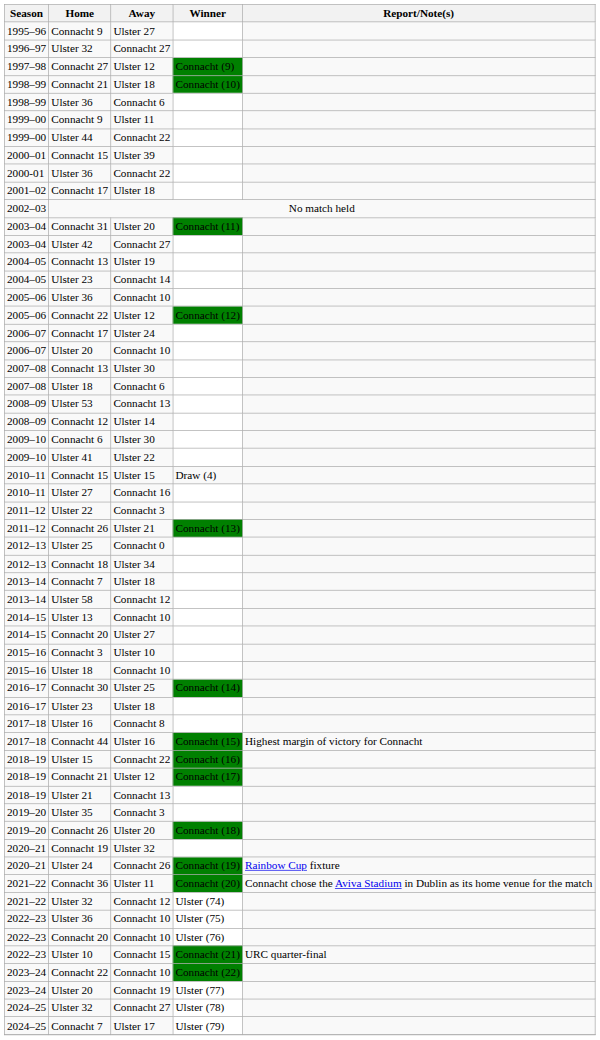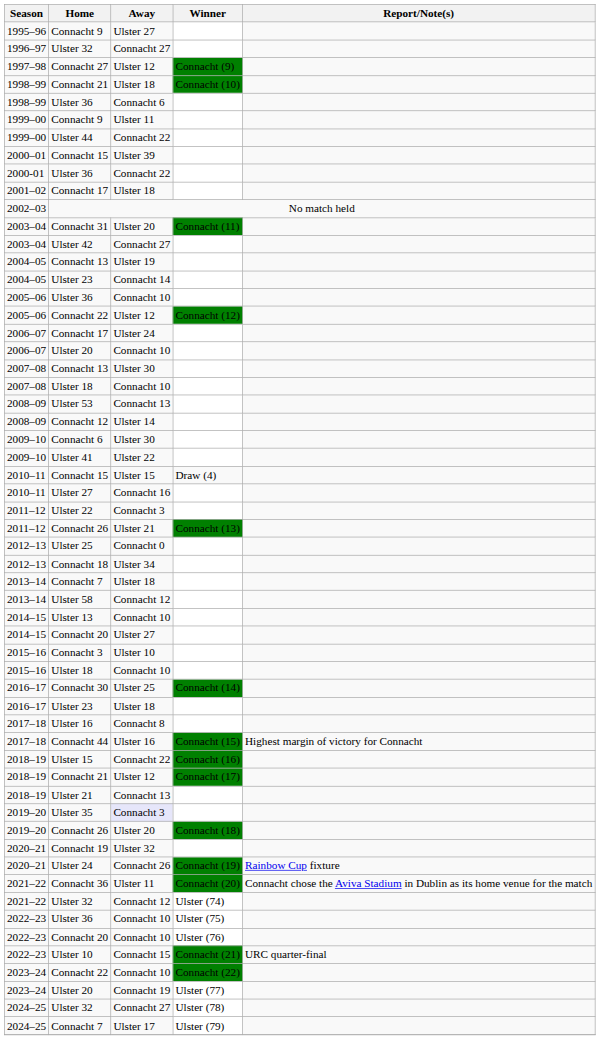(139, 386) Connacht 6 -> (142, 386) Connacht 10
(139, 812) no background -> (139, 812) lavender background
